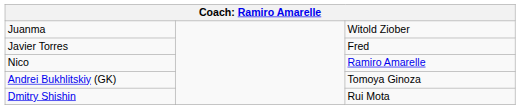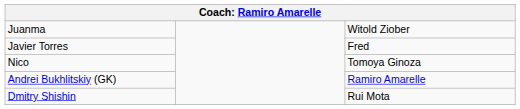(387, 63) Ramiro Amarelle -> (384, 63) Tomoya Ginoza
(384, 79) Tomoya Ginoza -> (387, 79) Ramiro Amarelle
